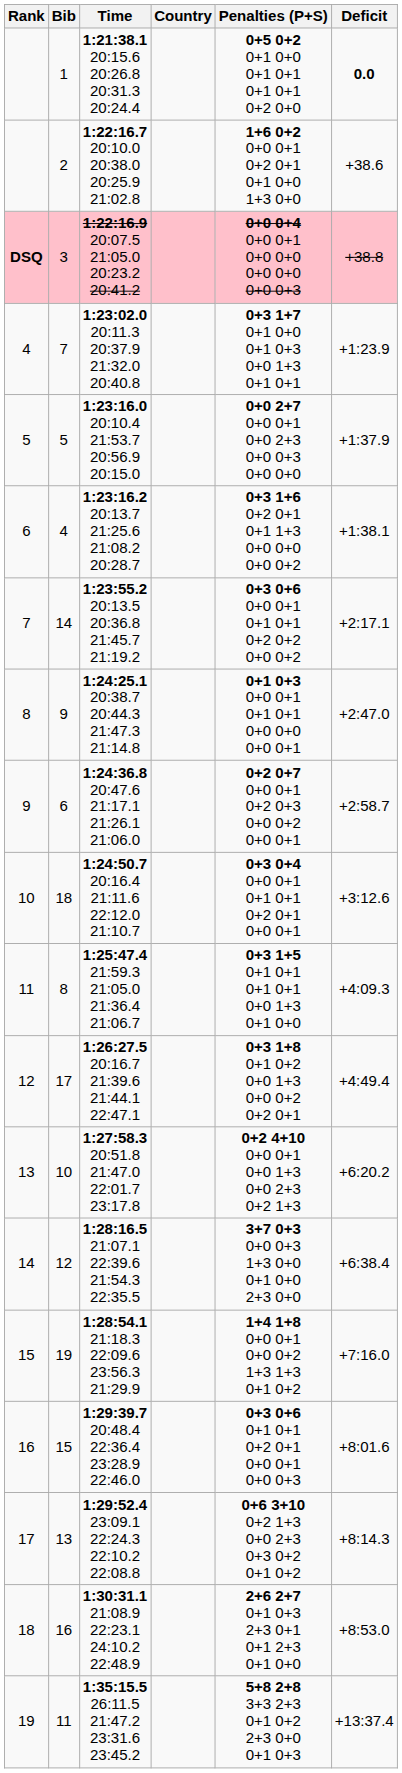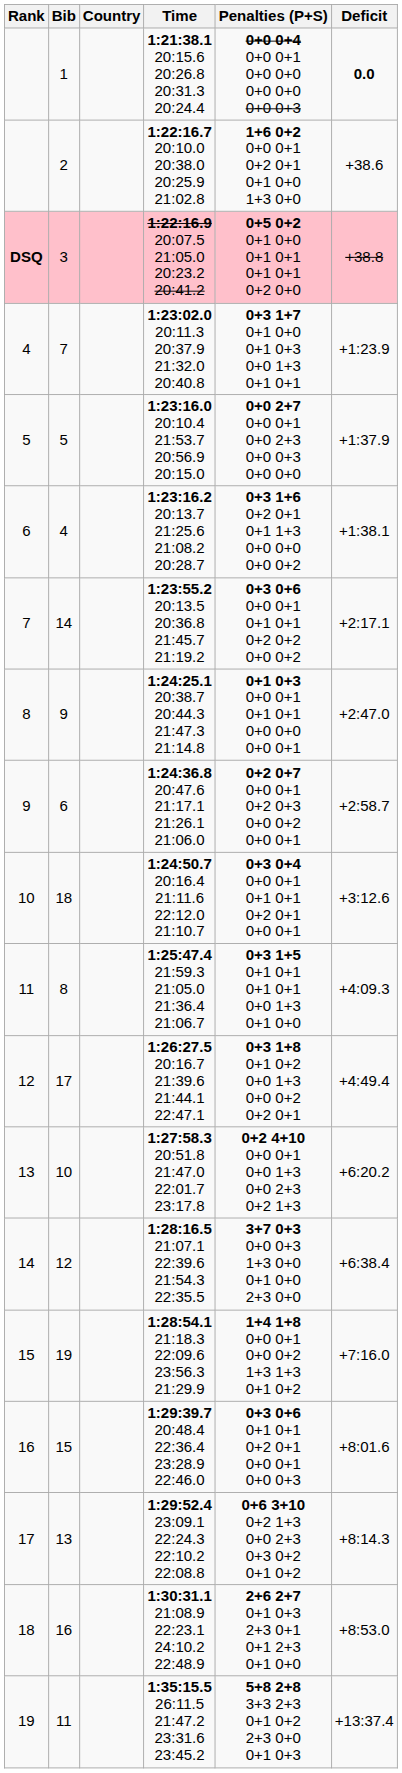columns swapped: (183, 16) <-> (115, 16)
(273, 74) 0+5 0+2 0+1 0+0 0+1 0+1 0+1 0+1 0+2 0+0 -> (273, 74) 0+0 0+4 0+0 0+1 0+0 0+0 0+0 0+0 0+0 0+3
(273, 257) 0+0 0+4 0+0 0+1 0+0 0+0 0+0 0+0 0+0 0+3 -> (273, 257) 0+5 0+2 0+1 0+0 0+1 0+1 0+1 0+1 0+2 0+0
